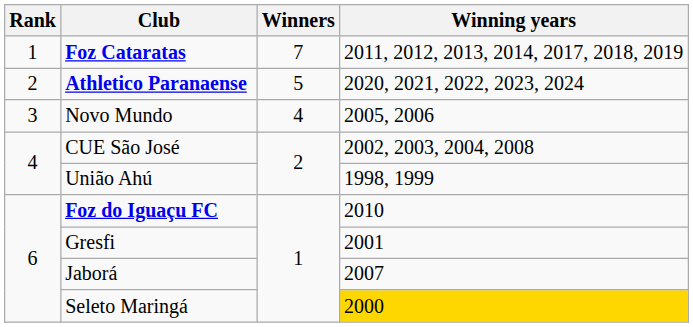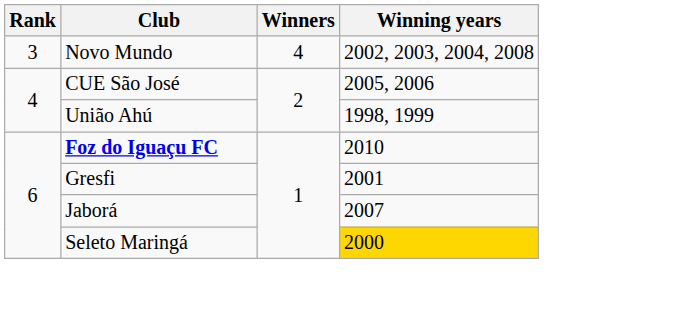- row: (125, 52)
- row: (156, 83)
(389, 115) 2005, 2006 -> (439, 52) 2002, 2003, 2004, 2008
(439, 147) 2002, 2003, 2004, 2008 -> (389, 83) 2005, 2006
